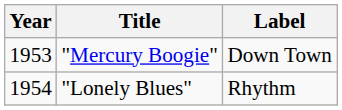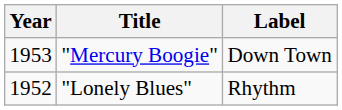(31, 88) 1954 -> (31, 88) 1952
